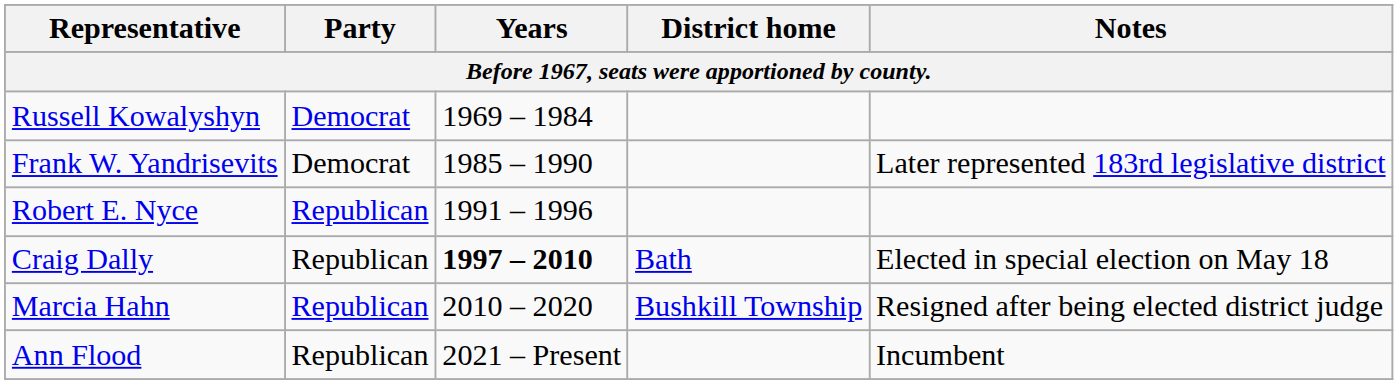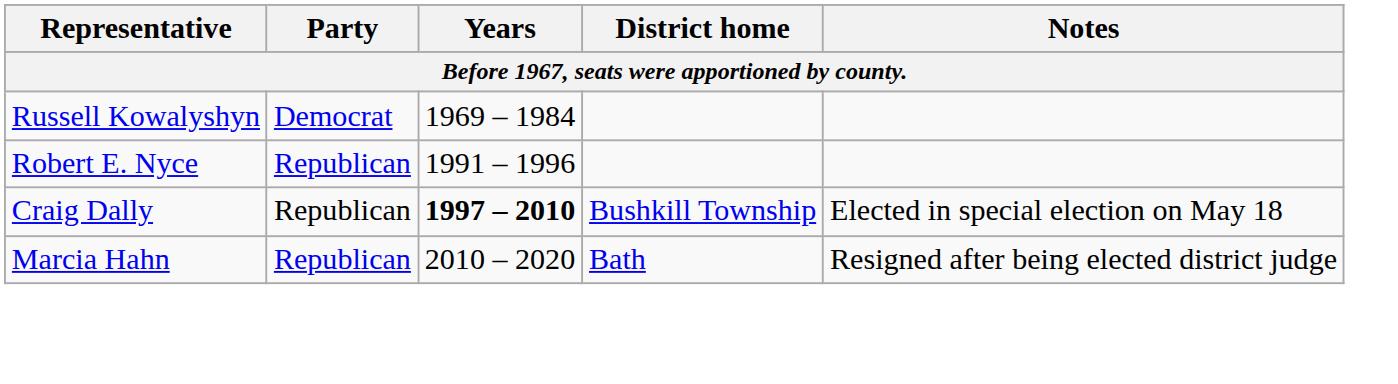- row: (145, 163)
(663, 258) Bath -> (703, 211) Bushkill Township
(749, 306) Bushkill Township -> (617, 258) Bath
- row: (77, 354)
